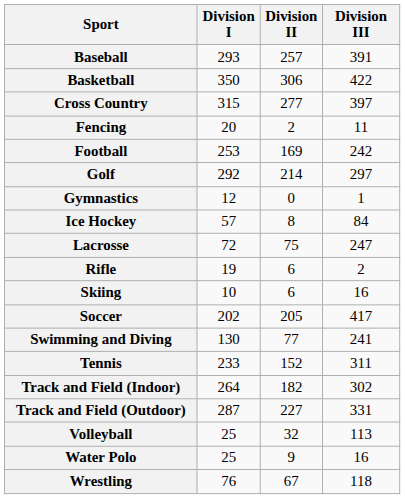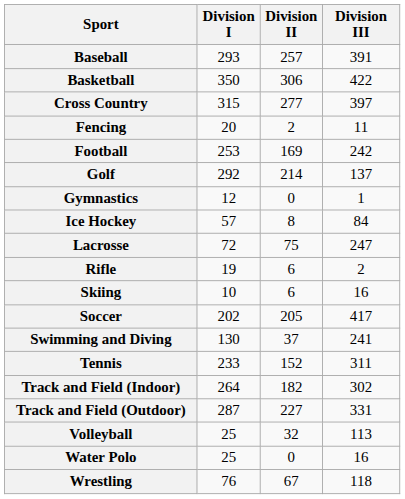(361, 174) 297 -> (361, 174) 137
(291, 339) 77 -> (291, 339) 37
(291, 457) 9 -> (291, 457) 0
